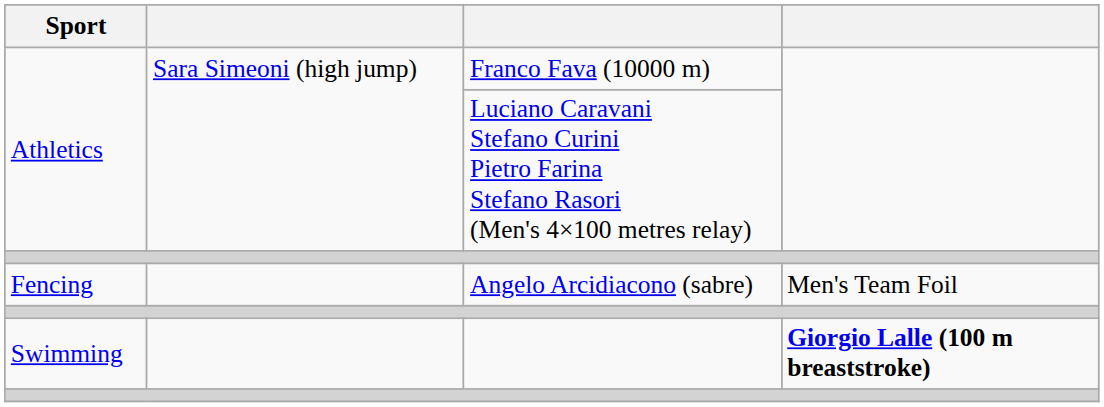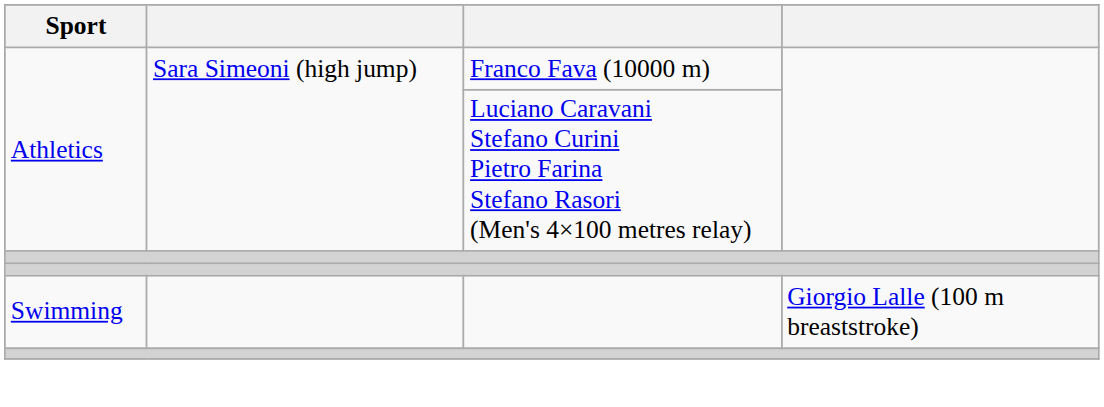- row: (52, 284)
(900, 353) bold -> (896, 311) normal
